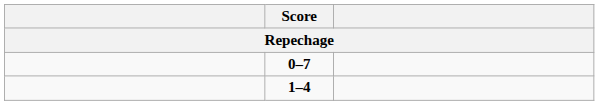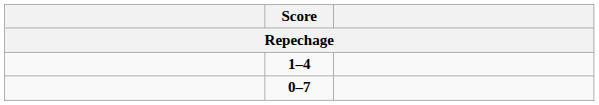rows swapped: (299, 64) <-> (299, 87)
